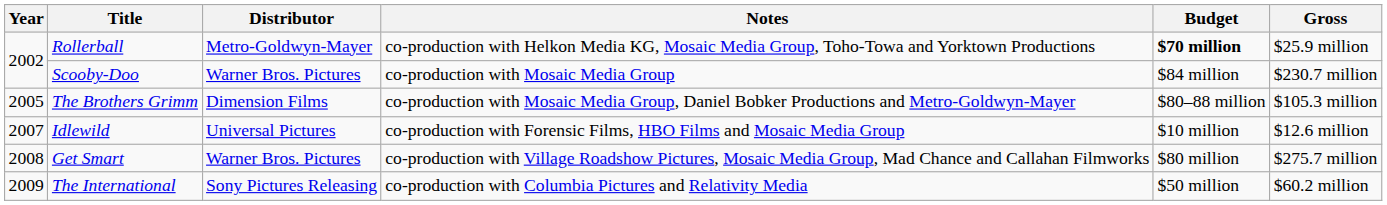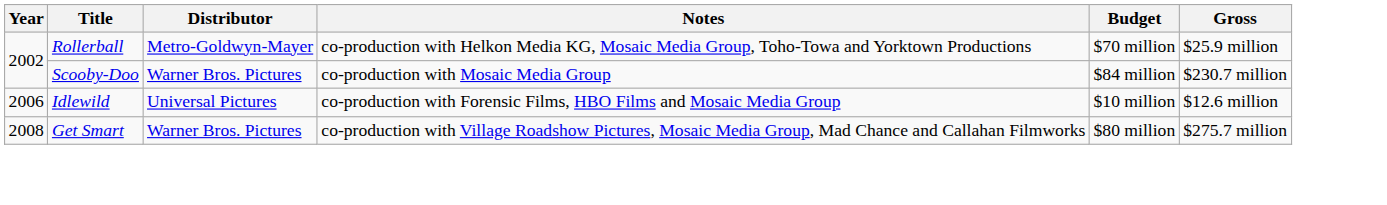(1199, 46) bold -> (1134, 46) normal
- row: (125, 102)
(26, 130) 2007 -> (26, 102) 2006
- row: (114, 185)
